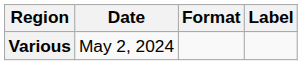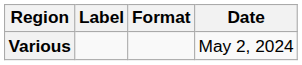columns swapped: (126, 18) <-> (271, 18)
